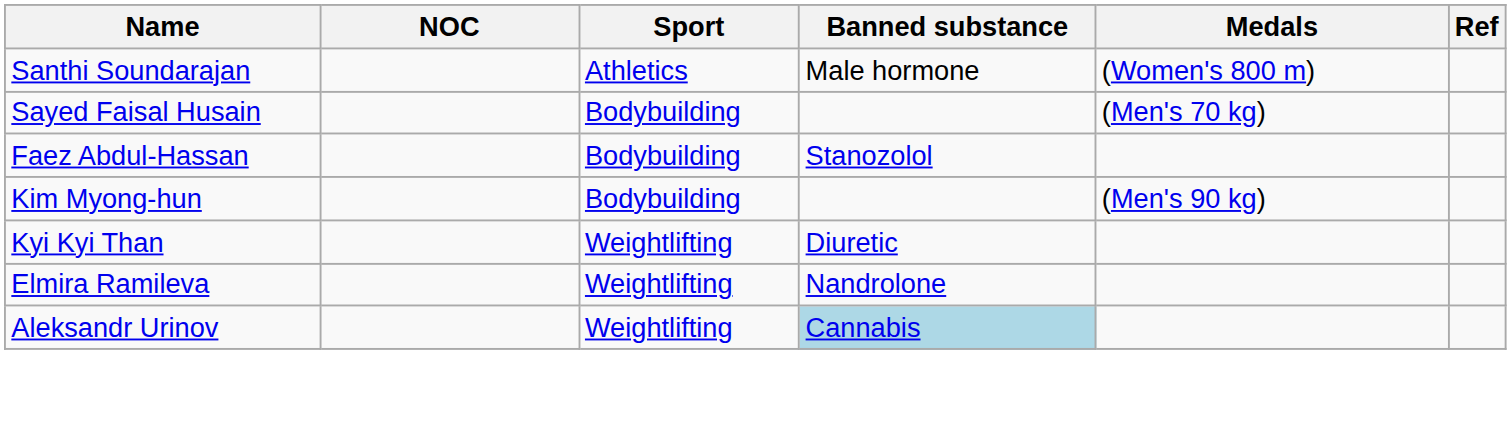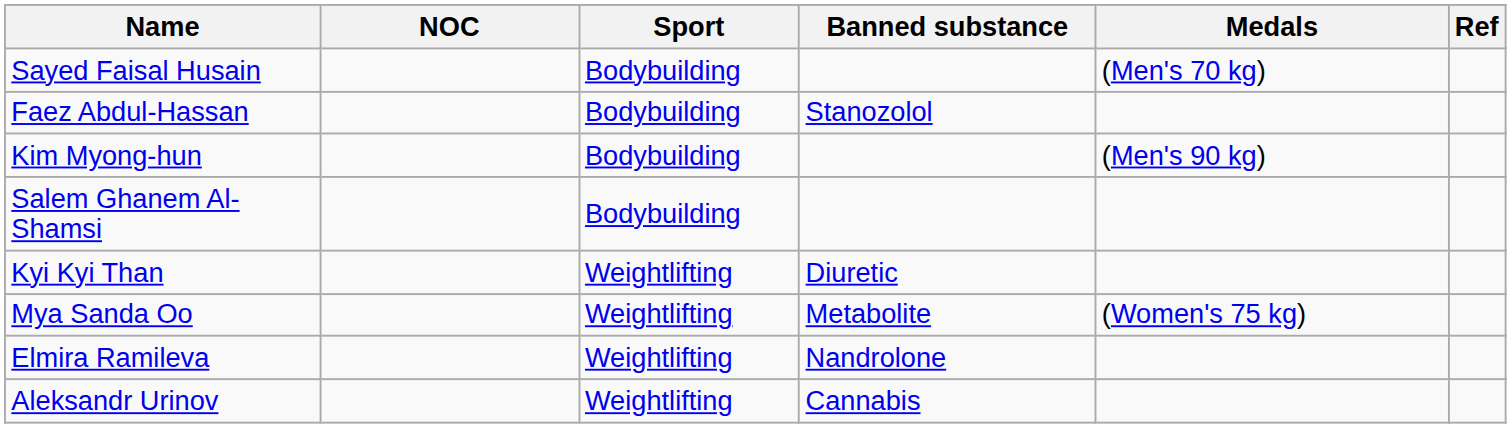- row: (131, 70)
+ row: (125, 214)
+ row: (102, 315)
(863, 328) lightblue background -> (863, 401) no background
